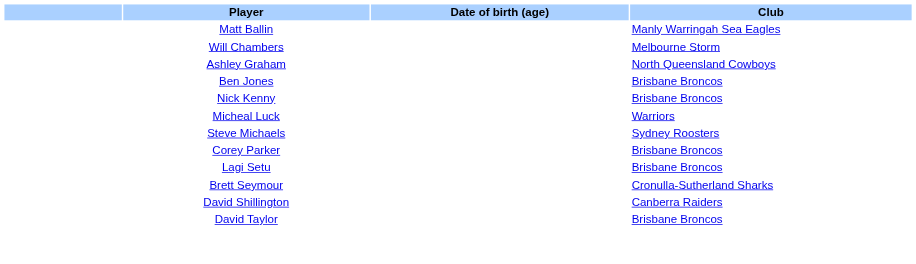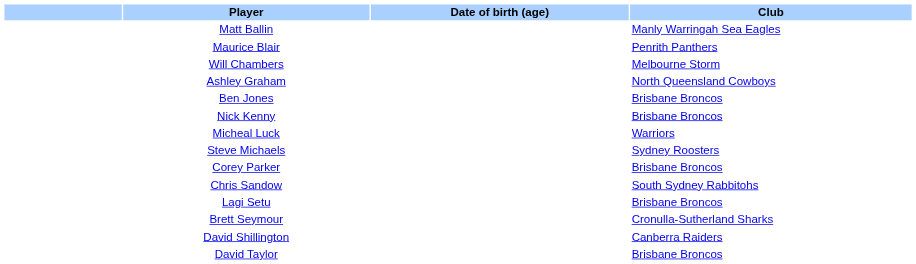+ row: (246, 47)
+ row: (246, 185)
